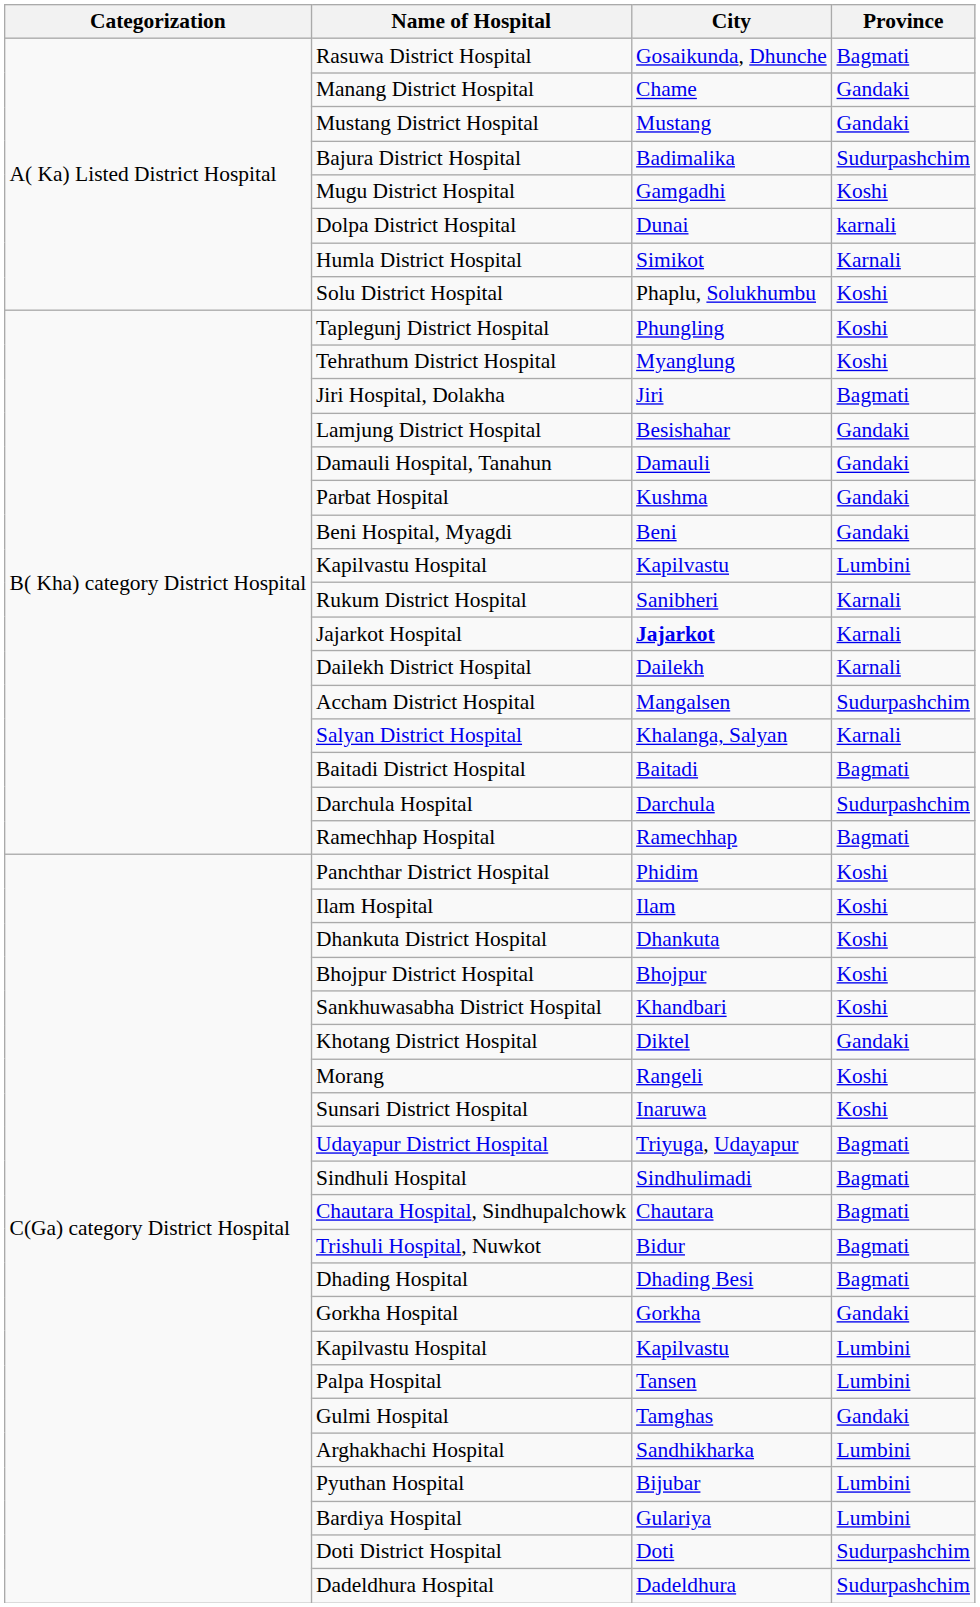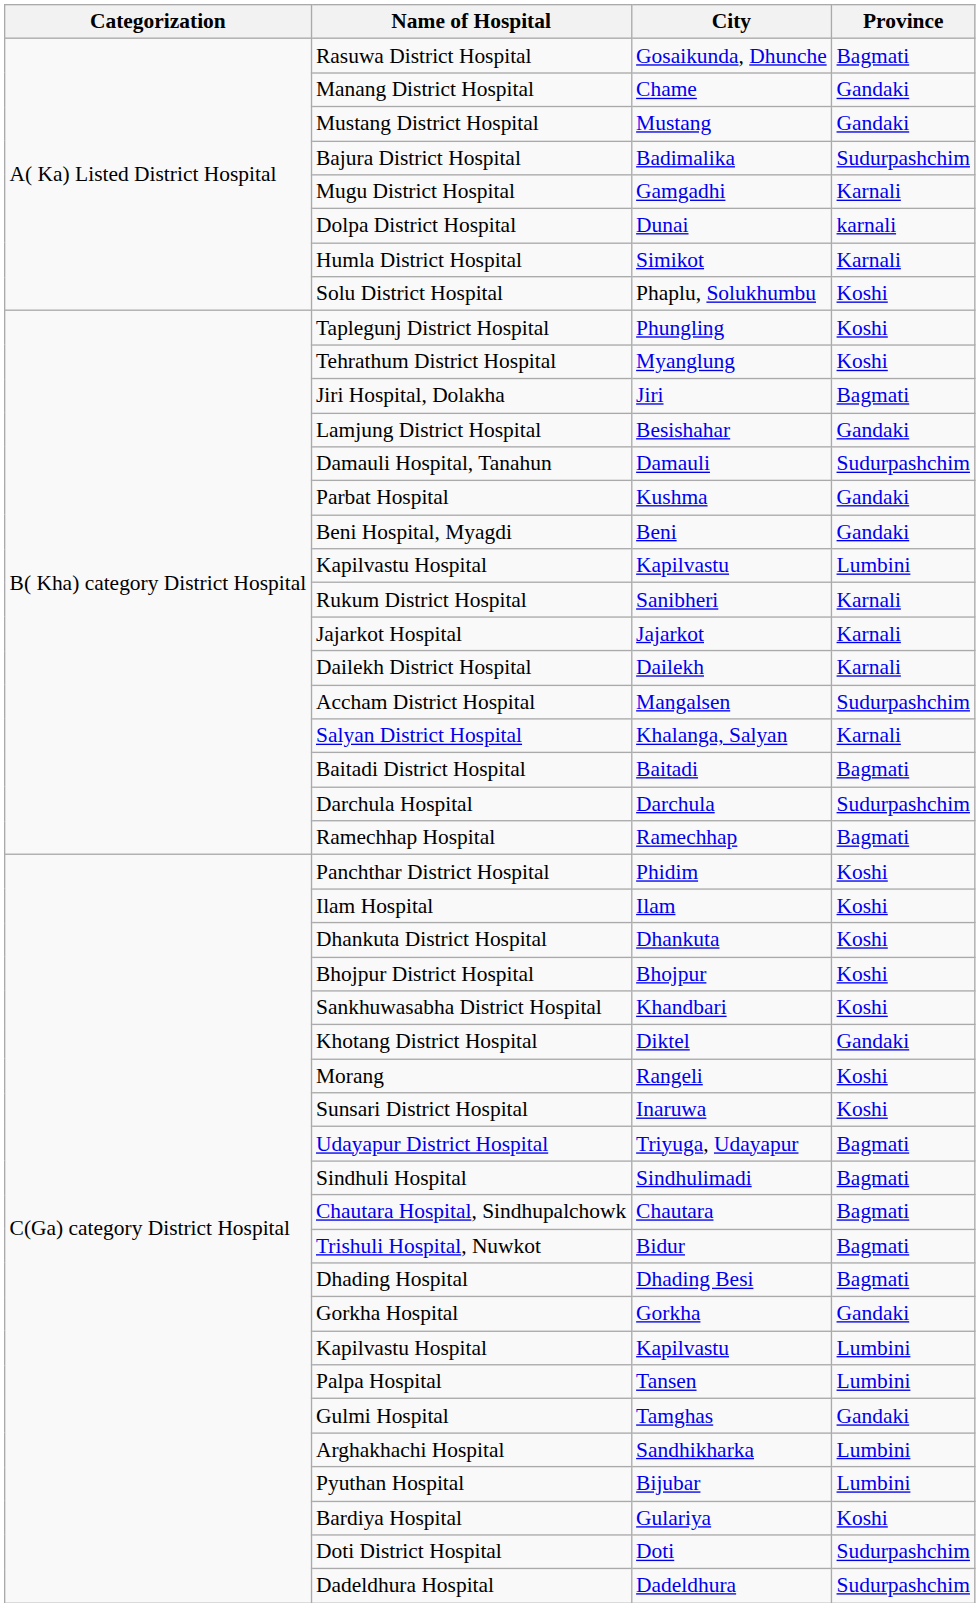(862, 191) Koshi -> (869, 191) Karnali
(873, 463) Gandaki -> (903, 463) Sudurpashchim
(675, 633) bold -> (670, 633) normal
(873, 1517) Lumbini -> (862, 1517) Koshi
